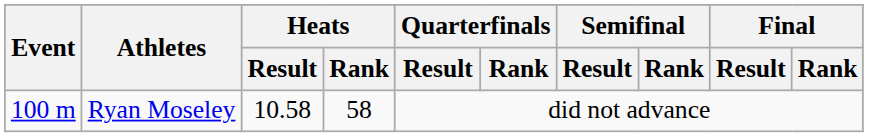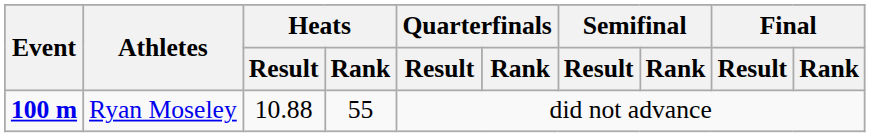(43, 110) normal -> (44, 110) bold
(282, 110) 10.58 -> (284, 110) 10.88
(359, 110) 58 -> (360, 110) 55
